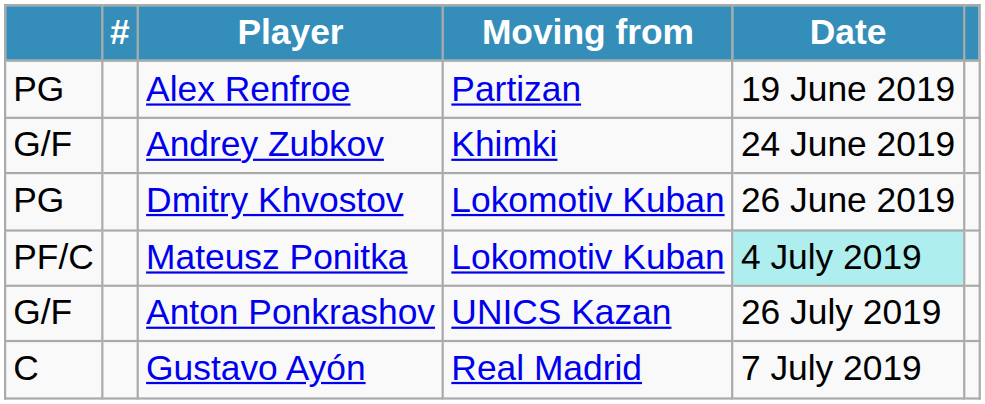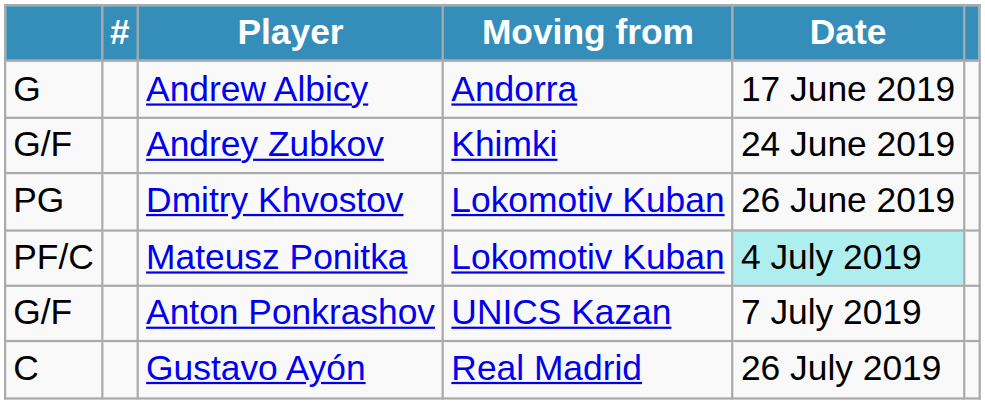+ row: (257, 88)
- row: (248, 88)
(841, 312) 26 July 2019 -> (831, 312) 7 July 2019
(831, 369) 7 July 2019 -> (841, 369) 26 July 2019
